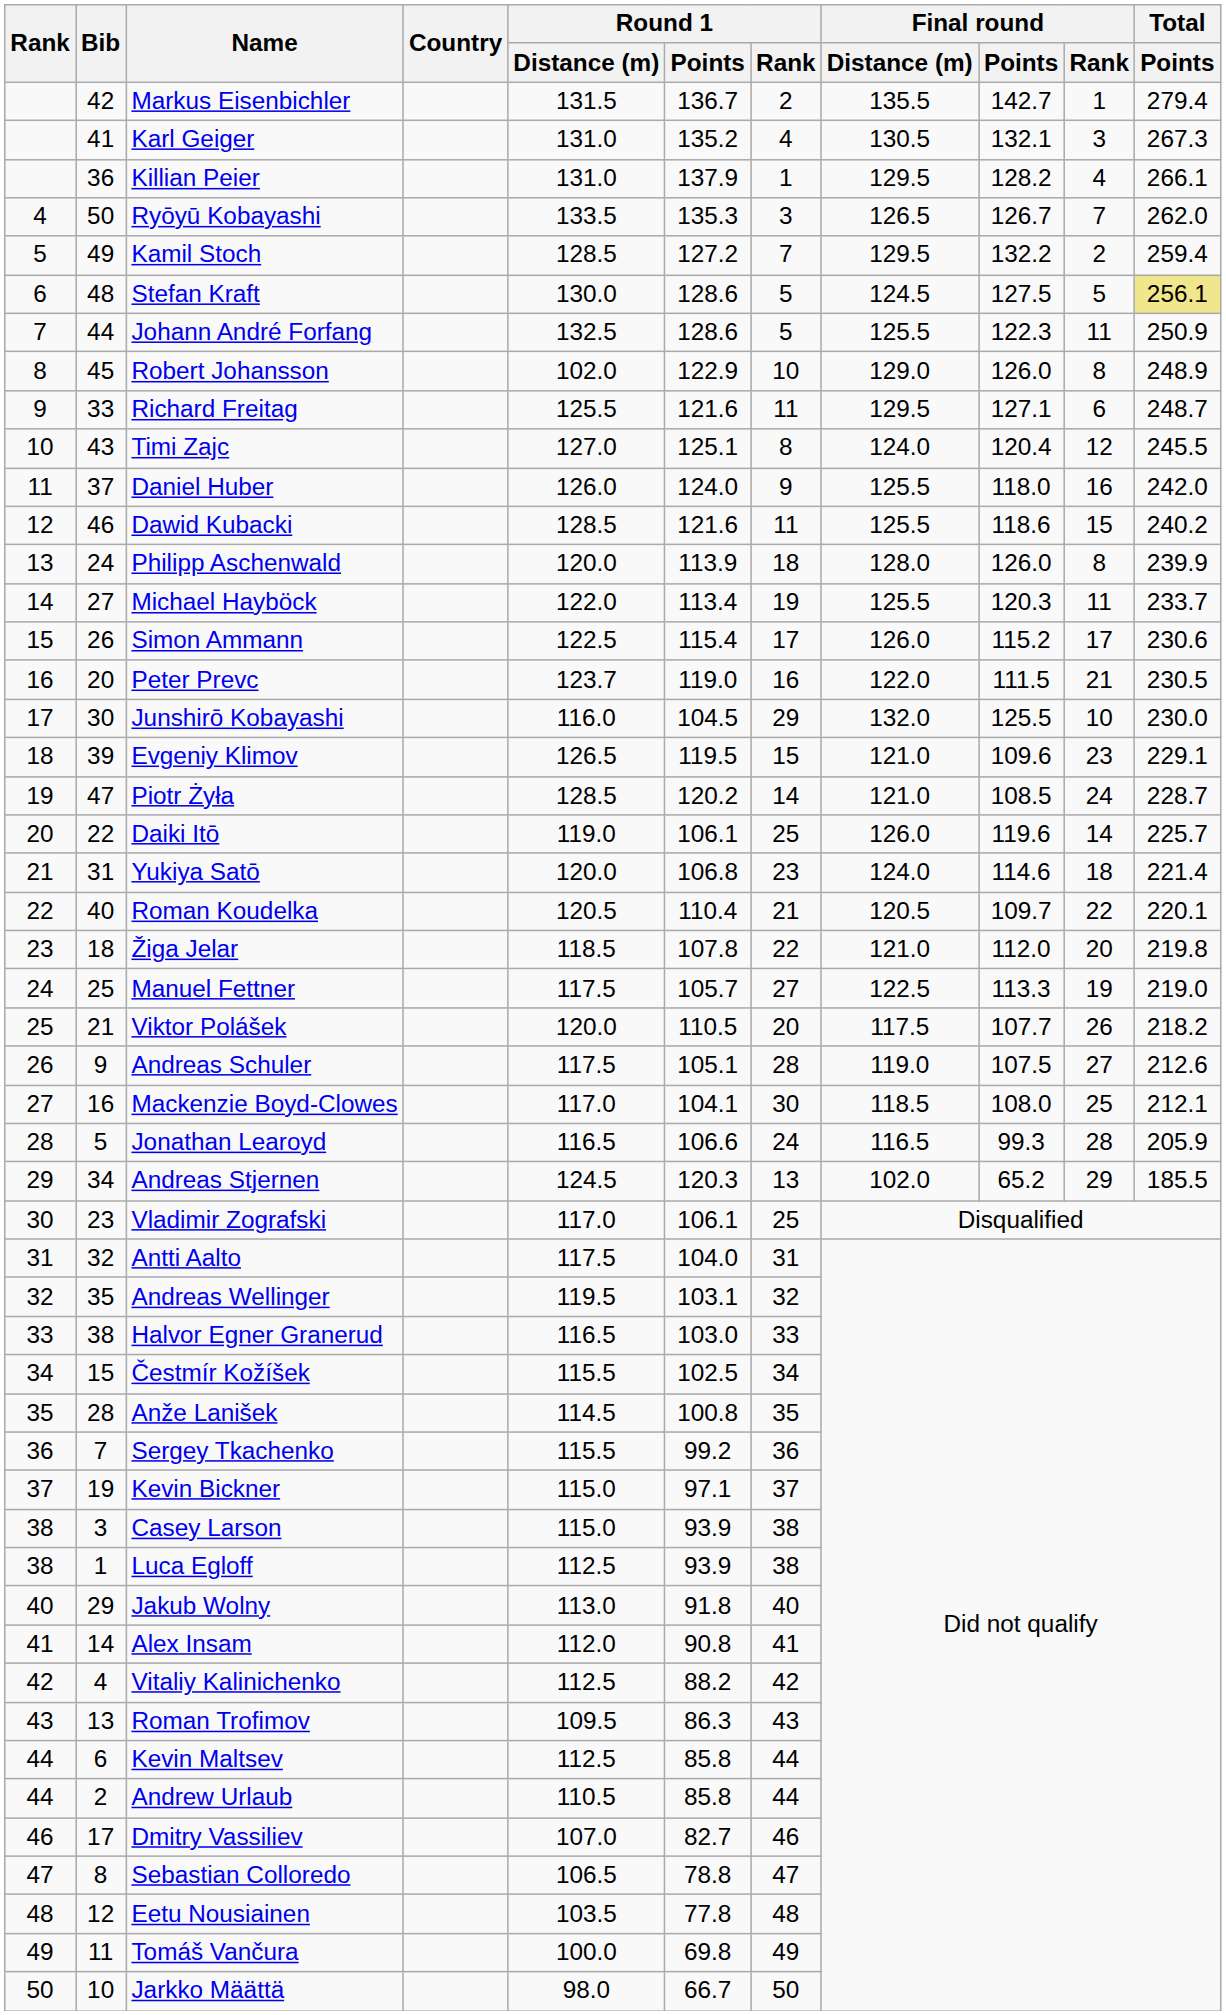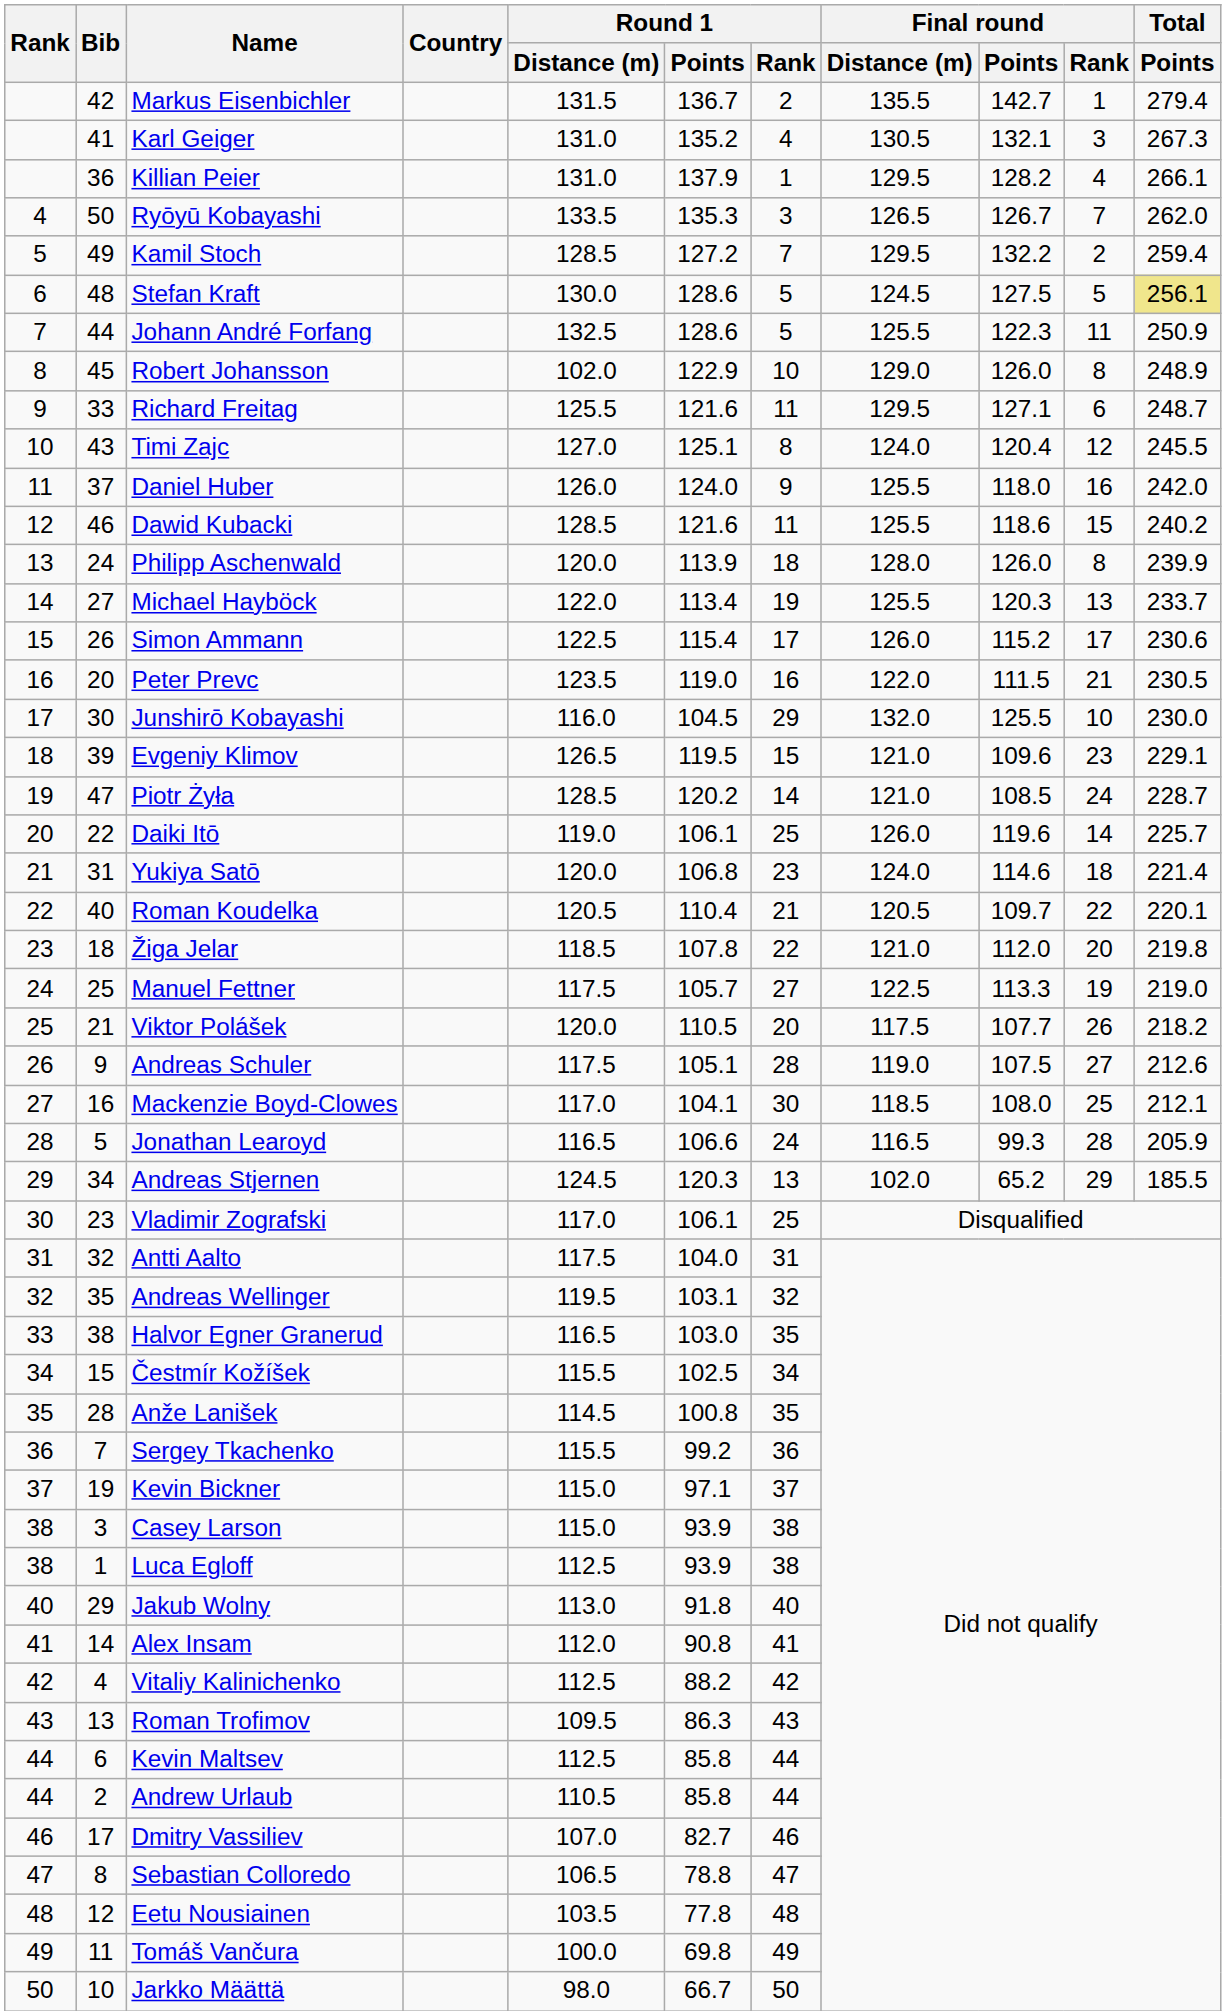(1099, 602) 11 -> (1099, 602) 13
(586, 679) 123.7 -> (586, 679) 123.5
(786, 1335) 33 -> (786, 1335) 35
